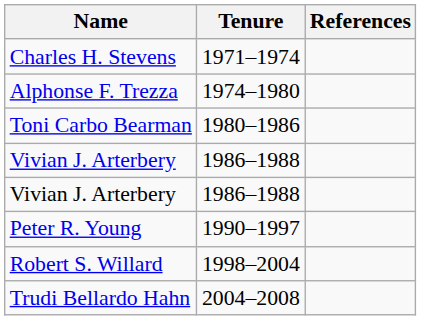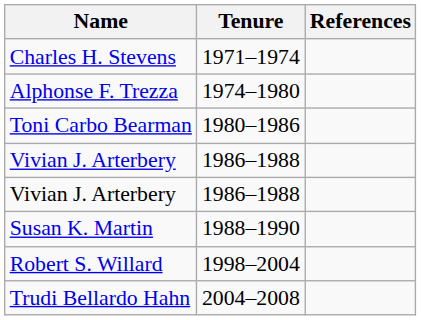+ row: (81, 228)
- row: (76, 228)
